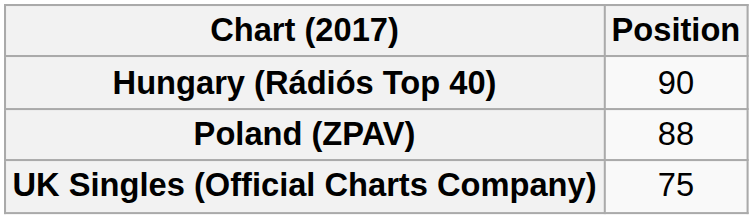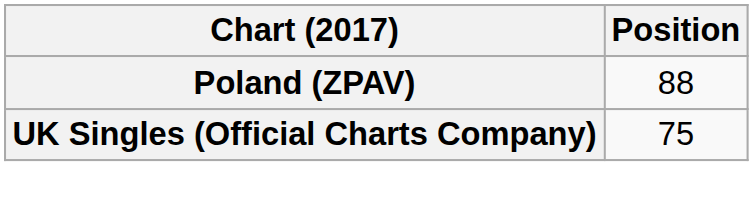- row: (305, 82)
